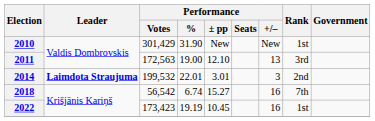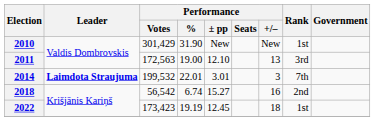(301, 76) 2nd -> (302, 76) 7th
(302, 92) 7th -> (301, 92) 2nd
(218, 108) 10.45 -> (218, 108) 12.45
(275, 108) 16 -> (275, 108) 18
